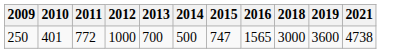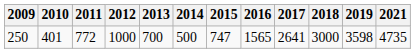+ column: (292, 15)
(325, 37) 3600 -> (359, 37) 3598
(359, 37) 4738 -> (393, 37) 4735
